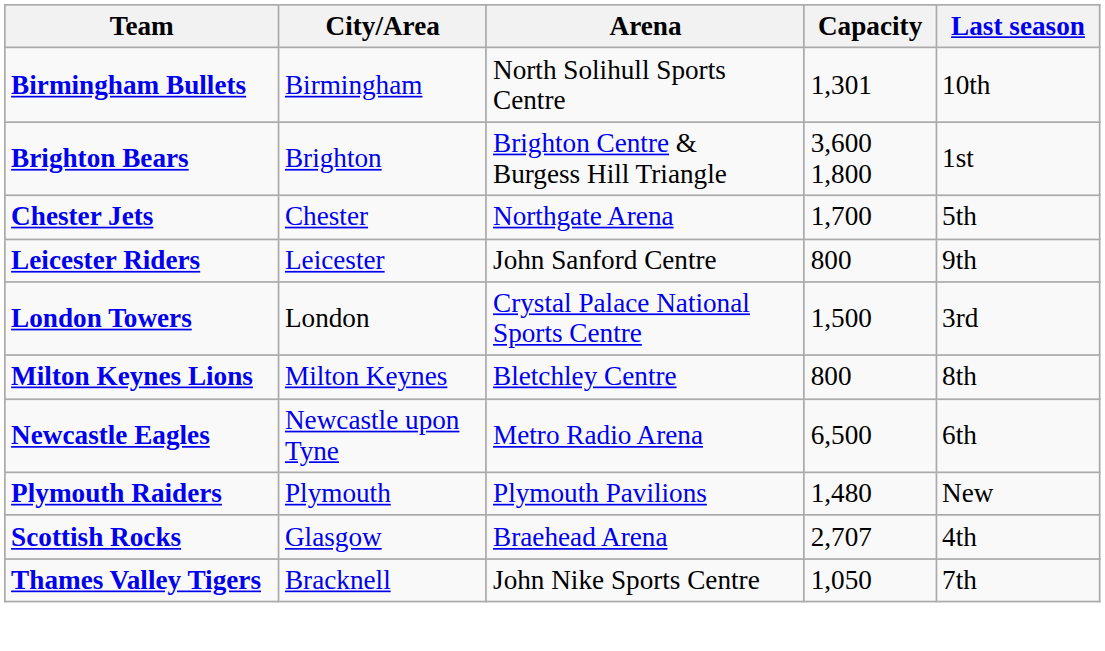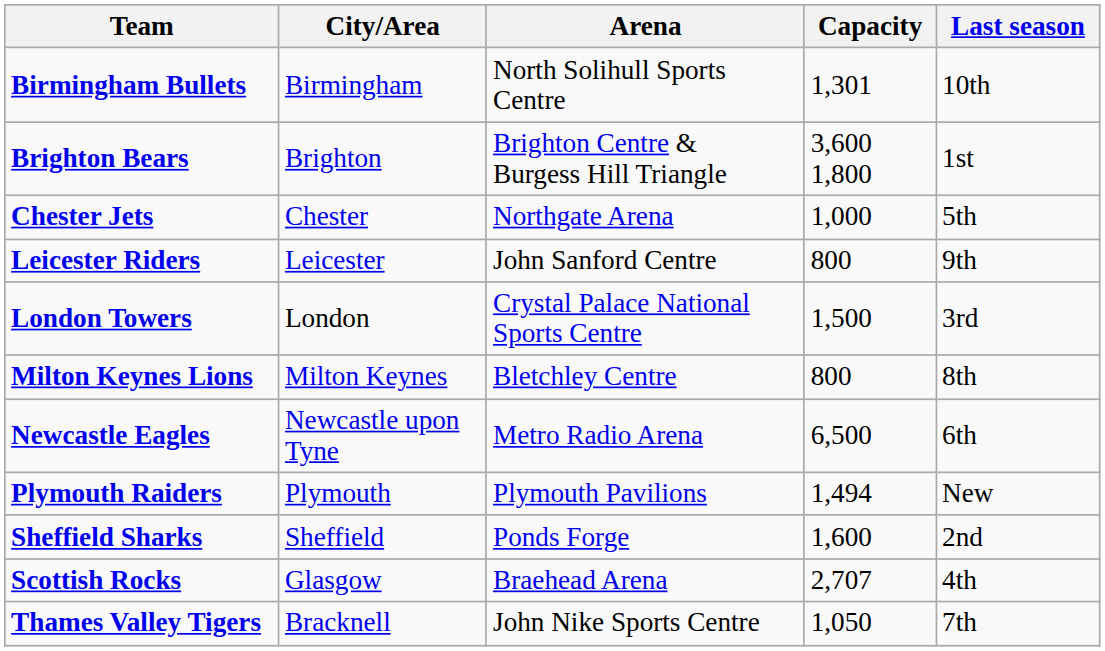(841, 216) 1,700 -> (841, 216) 1,000
(841, 493) 1,480 -> (841, 493) 1,494
+ row: (107, 536)
